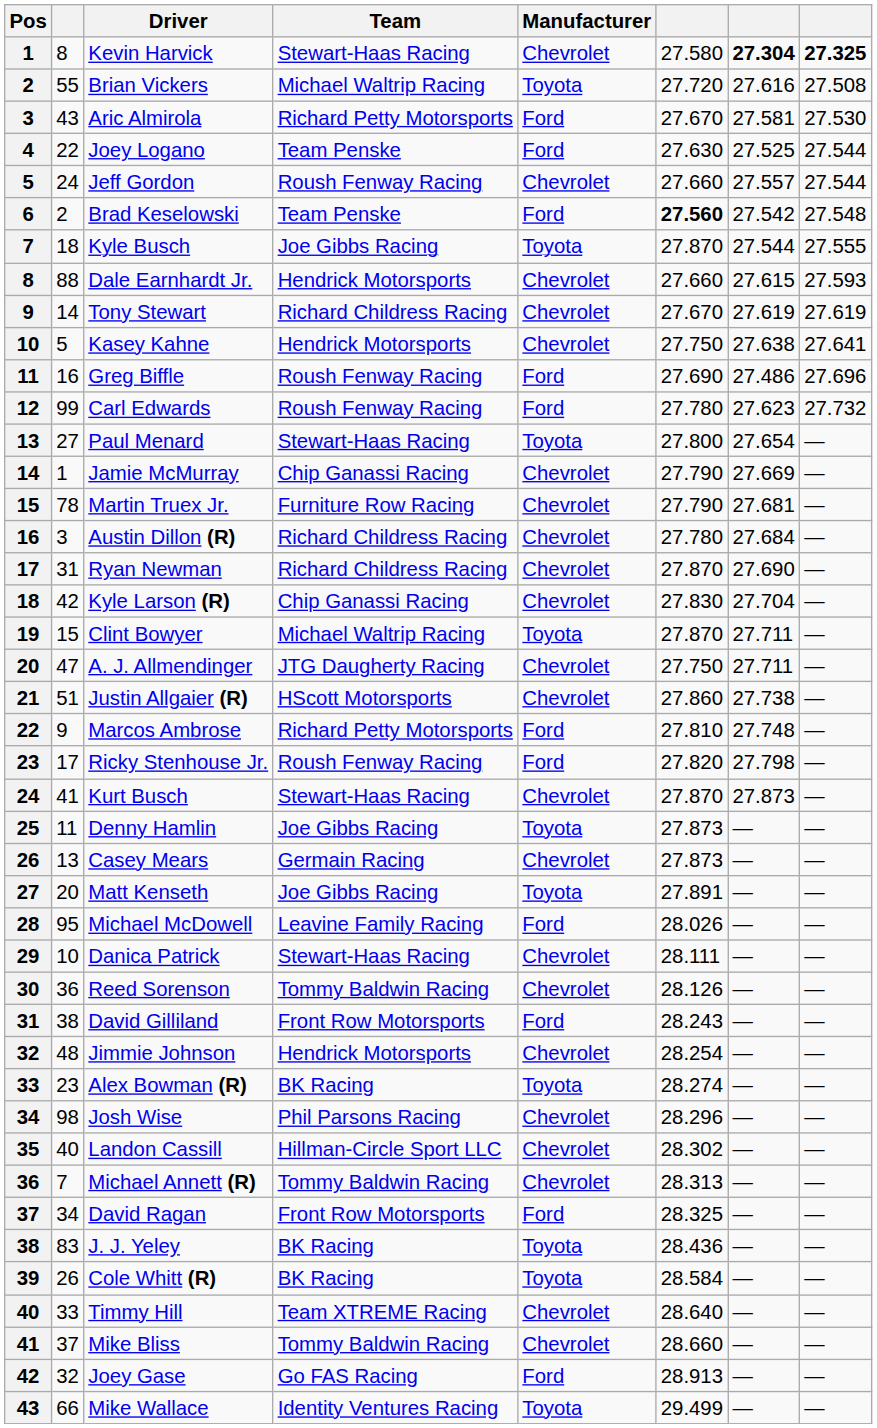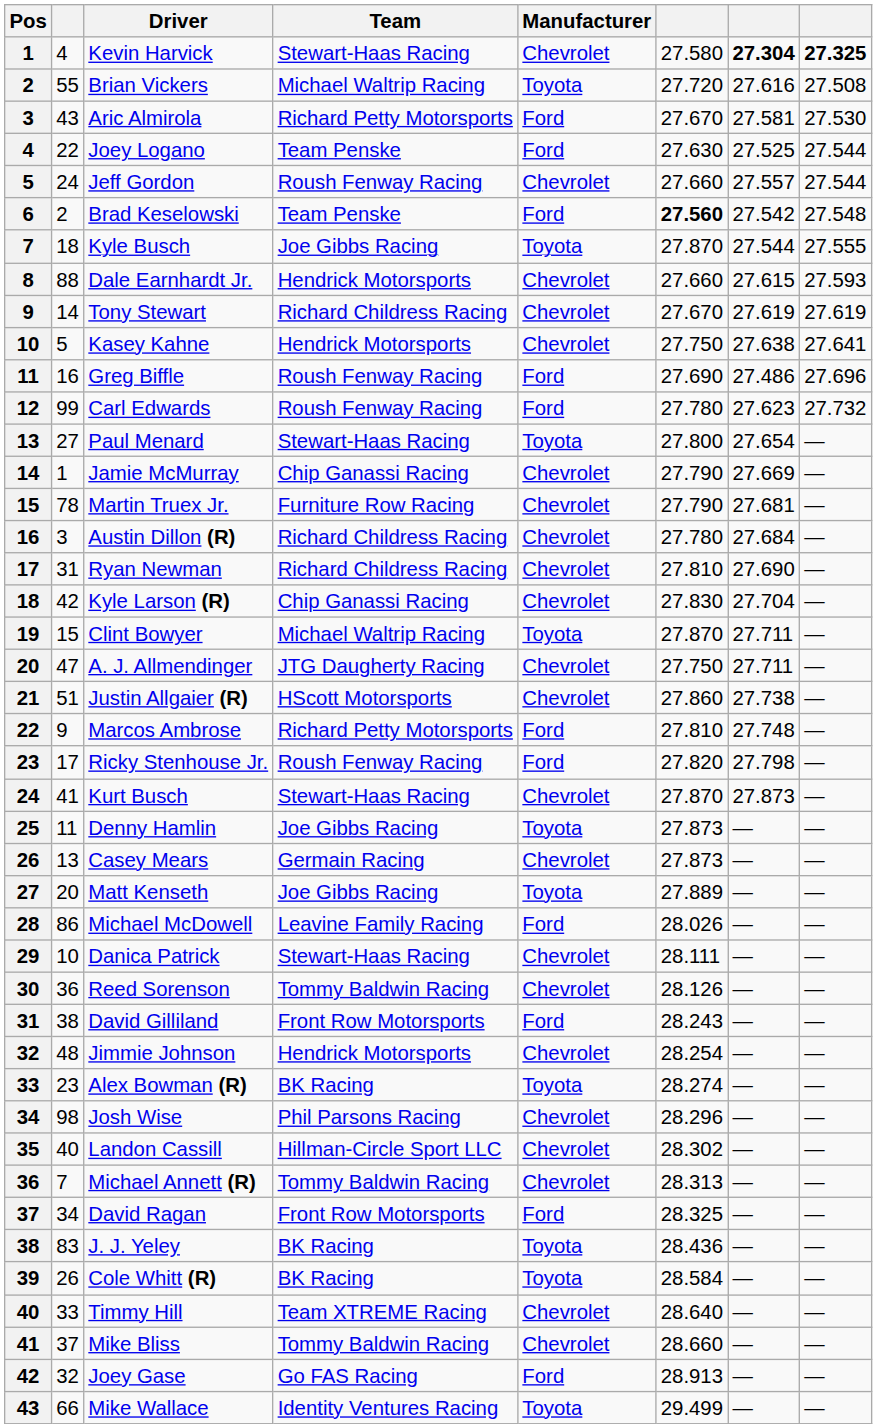(62, 53) 8 -> (62, 53) 4
(692, 569) 27.870 -> (692, 569) 27.810
(692, 892) 27.891 -> (692, 892) 27.889
(68, 924) 95 -> (68, 924) 86
